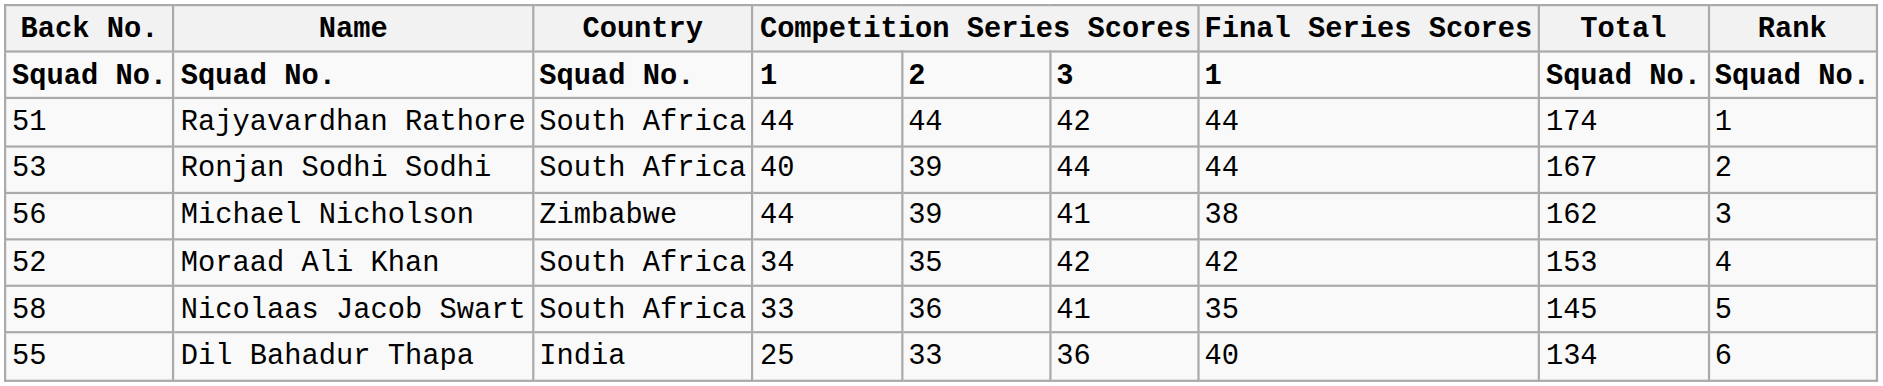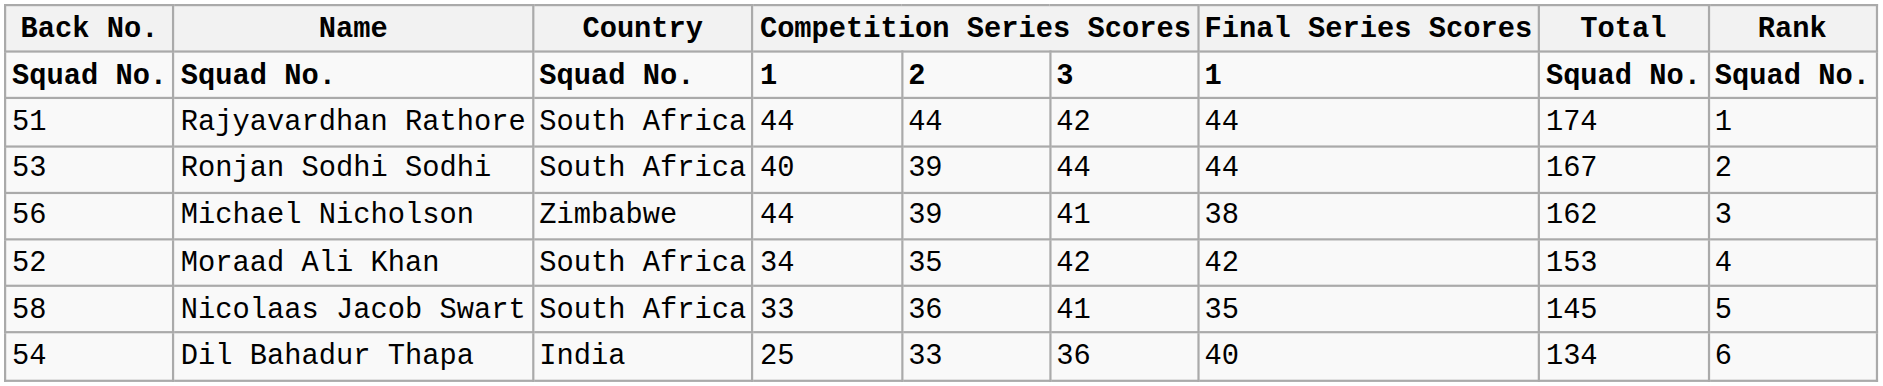(29, 356) 55 -> (29, 356) 54
